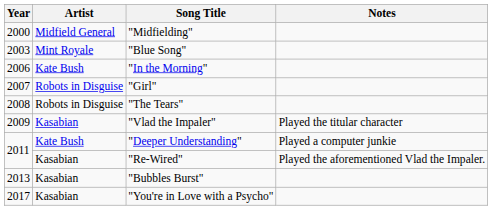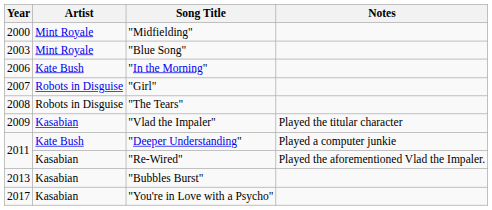(75, 31) Midfield General -> (64, 31) Mint Royale
